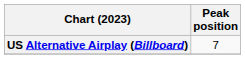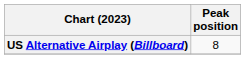(216, 44) 7 -> (216, 44) 8
